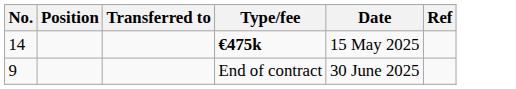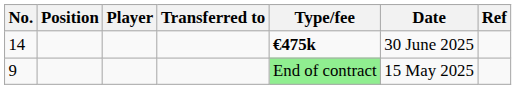+ column: (130, 17)
(375, 44) 15 May 2025 -> (429, 44) 30 June 2025
(270, 71) no background -> (325, 71) lightgreen background
(375, 71) 30 June 2025 -> (429, 71) 15 May 2025
